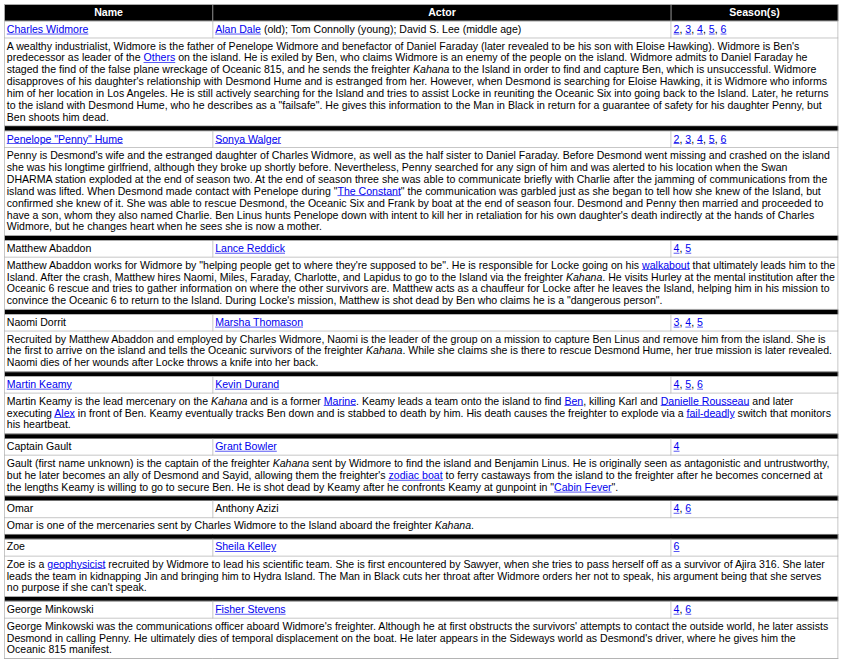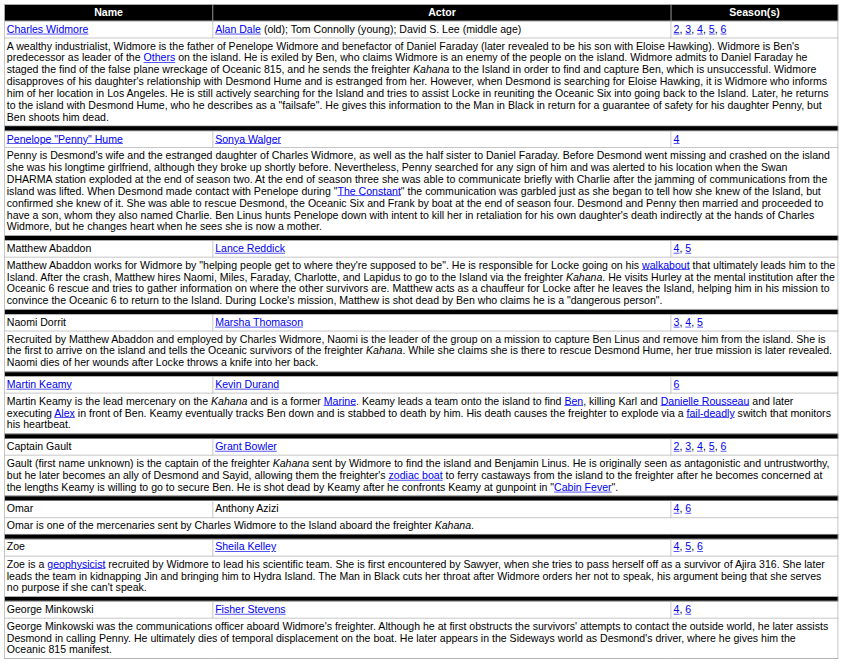(700, 139) 2, 3, 4, 5, 6 -> (677, 139) 4
(688, 385) 4, 5, 6 -> (677, 385) 6
(677, 447) 4 -> (700, 447) 2, 3, 4, 5, 6
(677, 547) 6 -> (688, 547) 4, 5, 6
